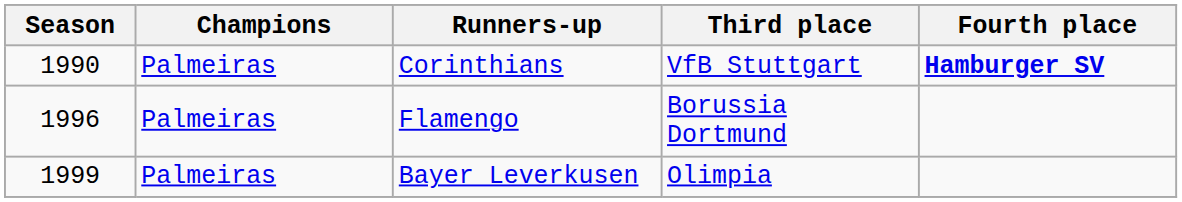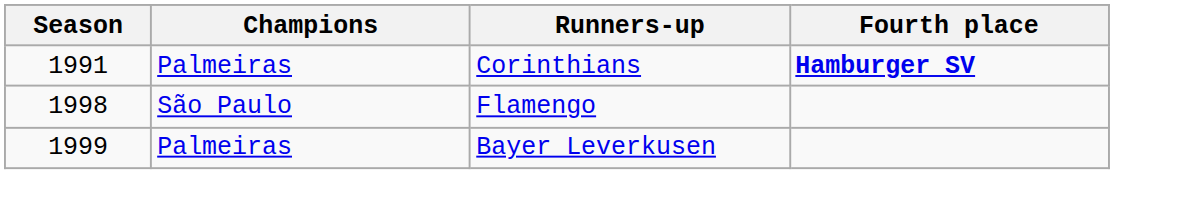- column: (790, 25)
(70, 66) 1990 -> (78, 66) 1991
(70, 121) 1996 -> (78, 107) 1998
(209, 121) Palmeiras -> (225, 107) São Paulo
